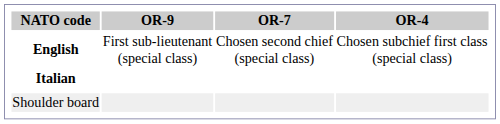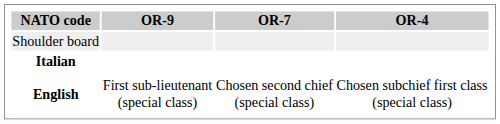rows swapped: (56, 102) <-> (56, 49)
